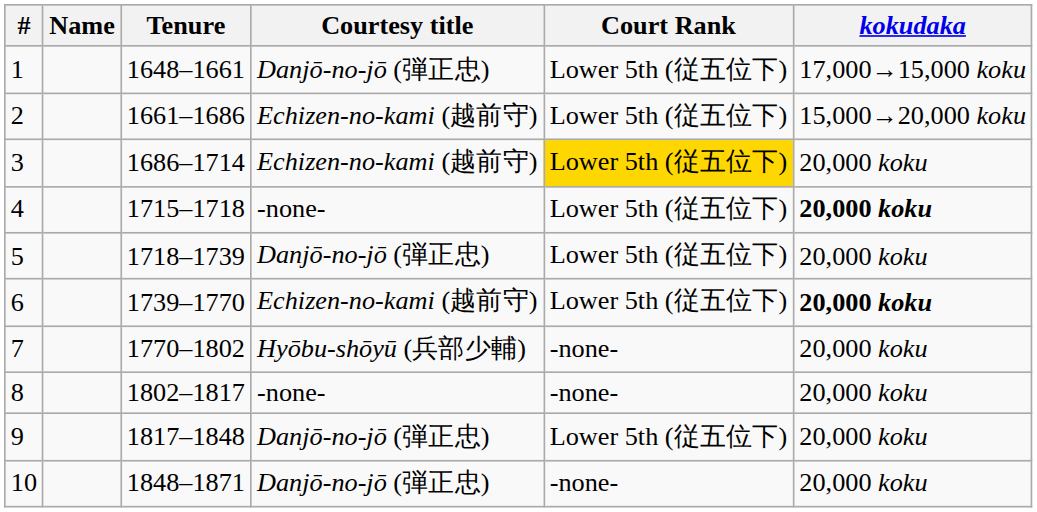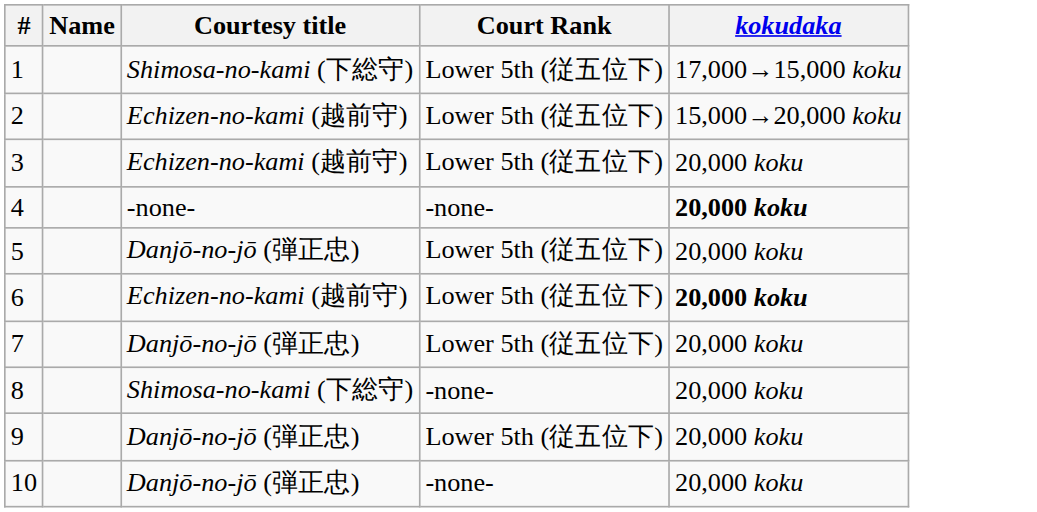- column: (186, 25)
(373, 68) Danjō-no-jō (弾正忠) -> (270, 68) Shimosa-no-kami (下総守)
(668, 161) gold background -> (544, 161) no background
(668, 208) Lower 5th (従五位下) -> (460, 206) -none-
(392, 347) Hyōbu-shōyū (兵部少輔) -> (243, 342) Danjō-no-jō (弾正忠)
(584, 348) -none- -> (544, 342) Lower 5th (従五位下)
(291, 392) -none- -> (270, 389) Shimosa-no-kami (下総守)
